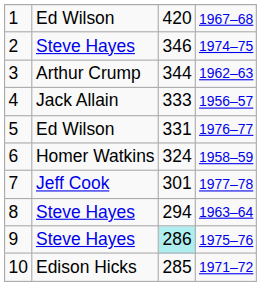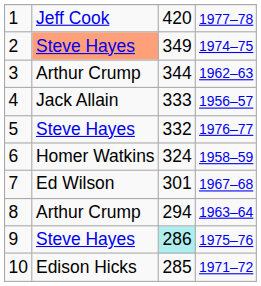(75, 18) Ed Wilson -> (73, 18) Jeff Cook
(226, 18) 1967–68 -> (226, 18) 1977–78
(85, 45) no background -> (85, 45) lightsalmon background
(177, 45) 346 -> (177, 45) 349
(75, 128) Ed Wilson -> (85, 128) Steve Hayes
(177, 128) 331 -> (177, 128) 332
(73, 184) Jeff Cook -> (75, 184) Ed Wilson
(226, 184) 1977–78 -> (226, 184) 1967–68
(85, 211) Steve Hayes -> (88, 211) Arthur Crump
